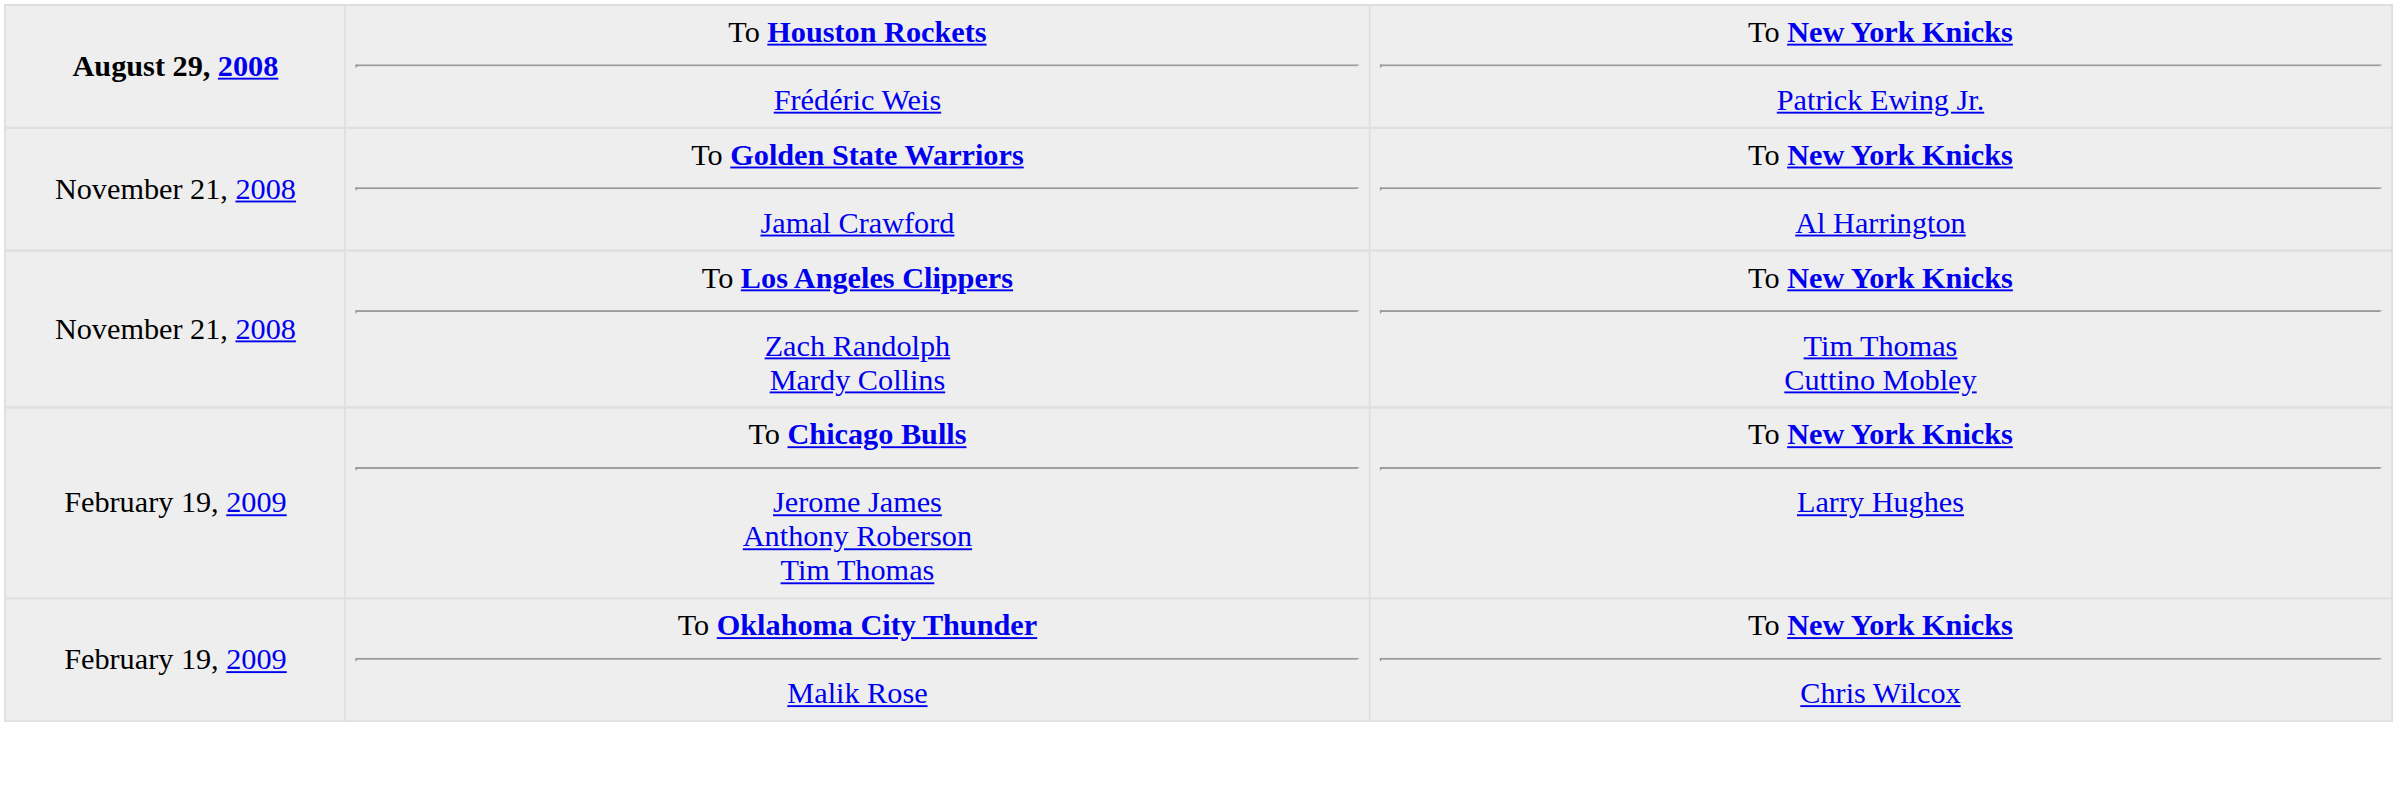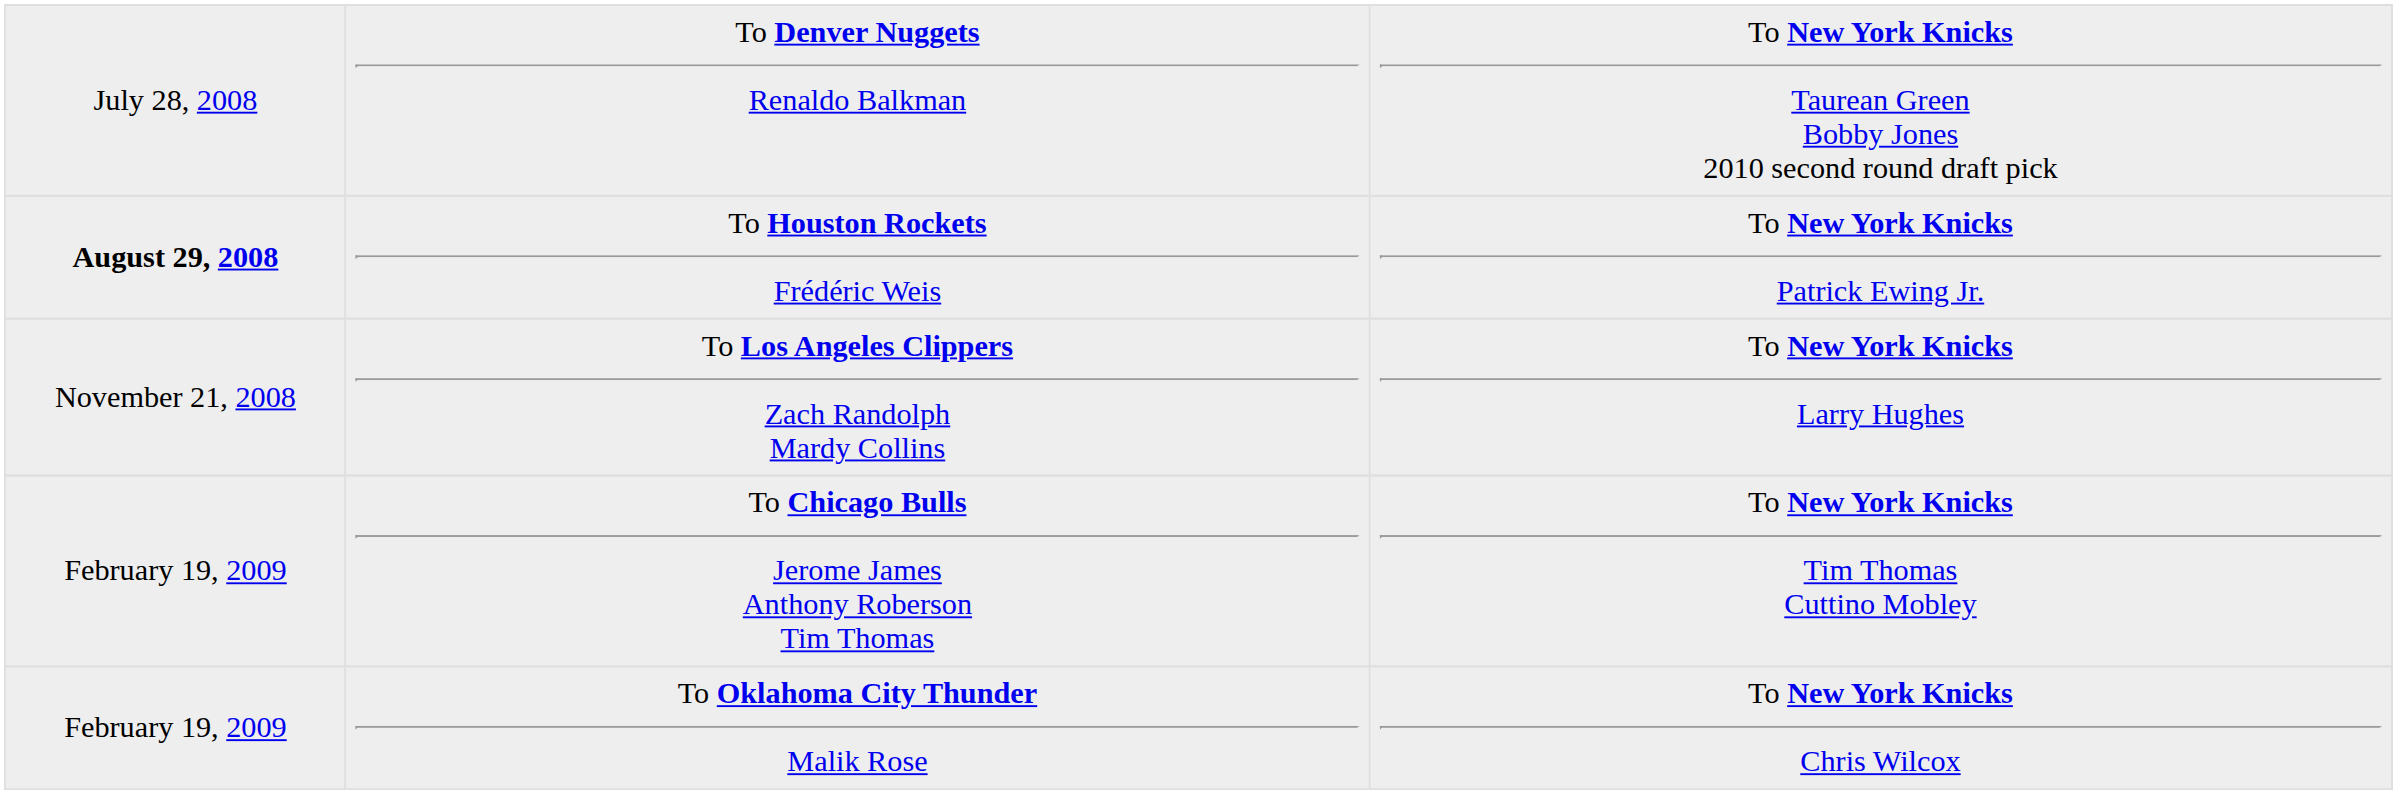+ row: (857, 65)
- row: (857, 188)
(1880, 328) To New York Knicks Tim Thomas Cuttino Mobley -> (1880, 379) To New York Knicks Larry Hughes
(1880, 468) To New York Knicks Larry Hughes -> (1880, 553) To New York Knicks Tim Thomas Cuttino Mobley
